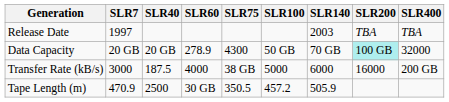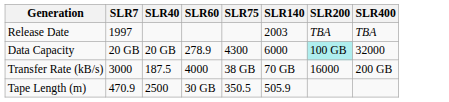- column: (284, 13)
(325, 50) 70 GB -> (276, 50) 6000
(322, 69) 6000 -> (280, 69) 70 GB
